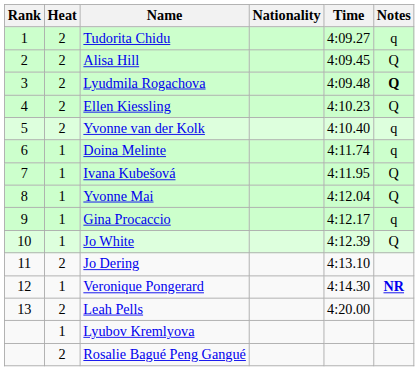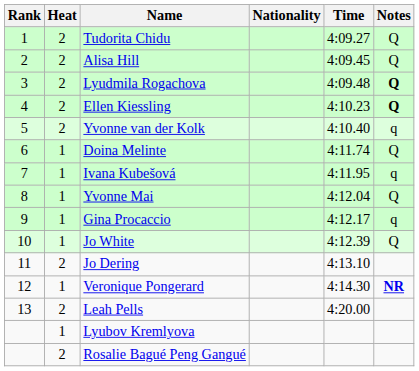(394, 38) q -> (394, 38) Q
(394, 106) normal -> (394, 106) bold
(394, 151) q -> (394, 151) Q
(394, 173) Q -> (394, 173) q
